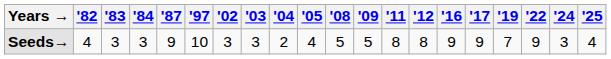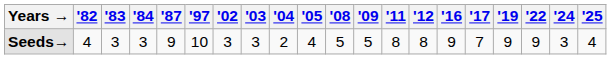(480, 41) 9 -> (480, 41) 7
(508, 41) 7 -> (508, 41) 9
